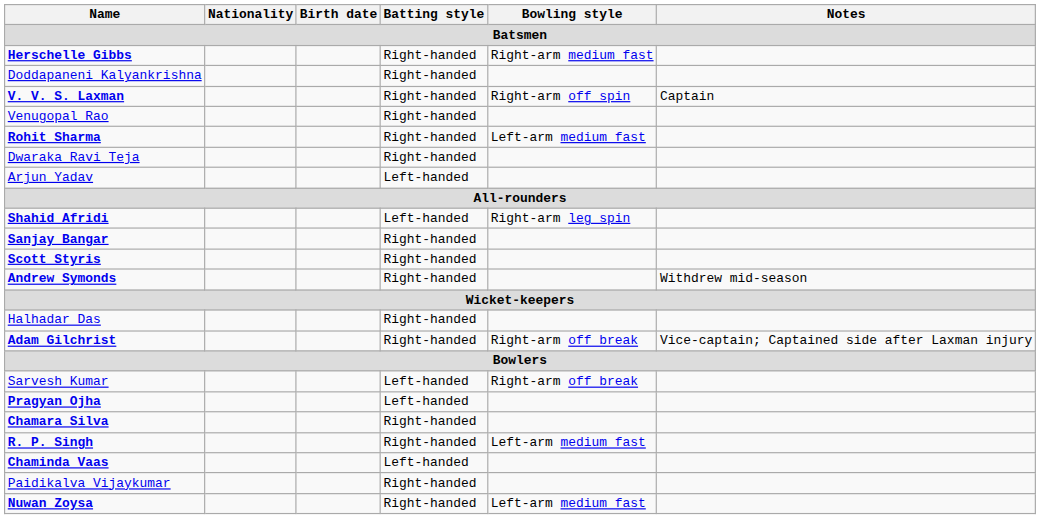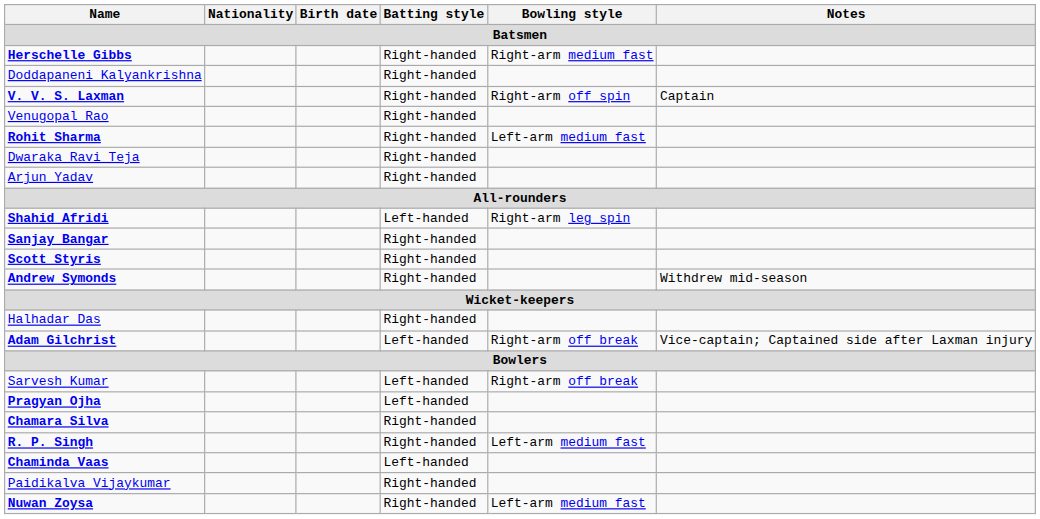(426, 178) Left-handed -> (430, 178) Right-handed
(430, 341) Right-handed -> (426, 341) Left-handed
